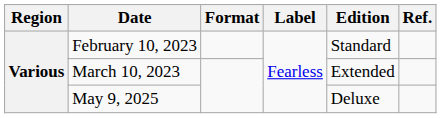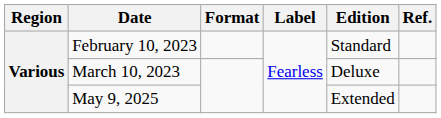(363, 71) Extended -> (355, 71) Deluxe
(355, 98) Deluxe -> (363, 98) Extended
